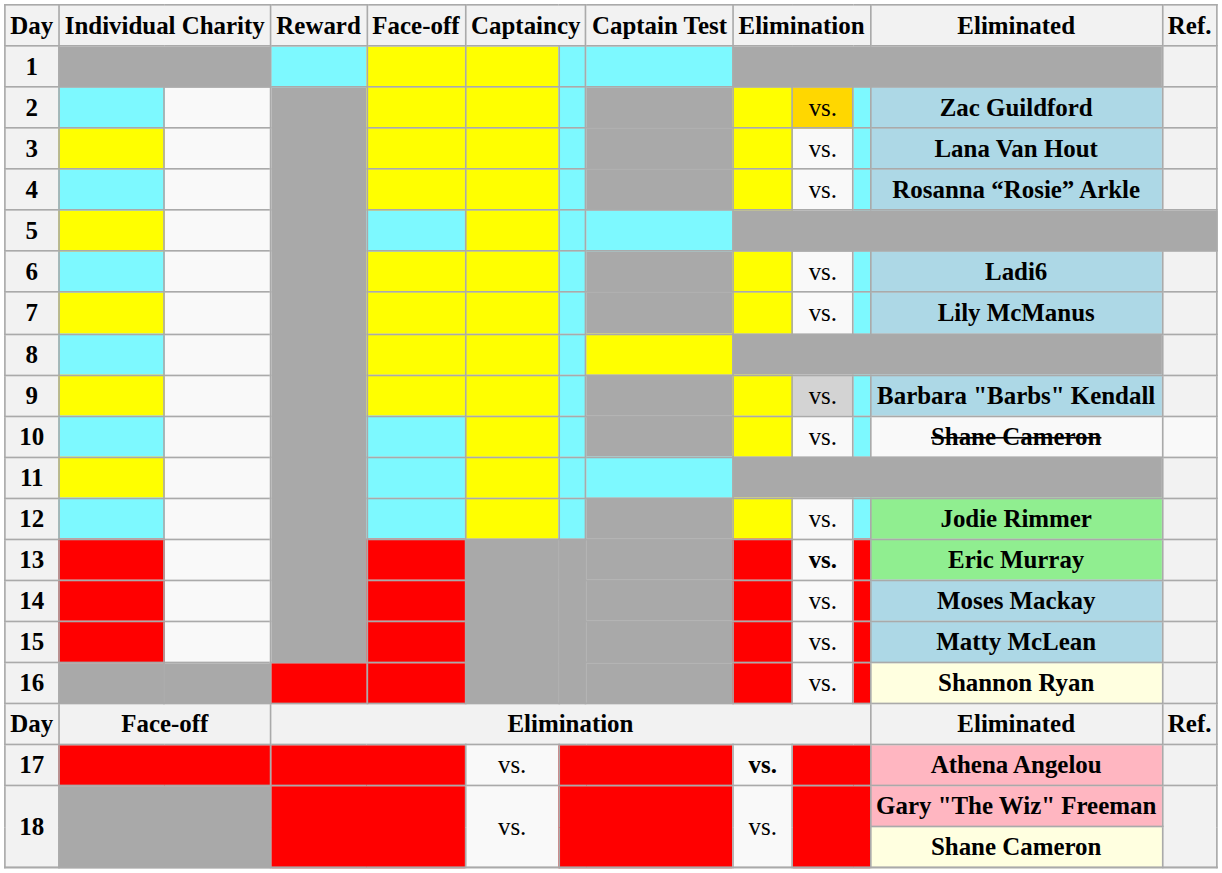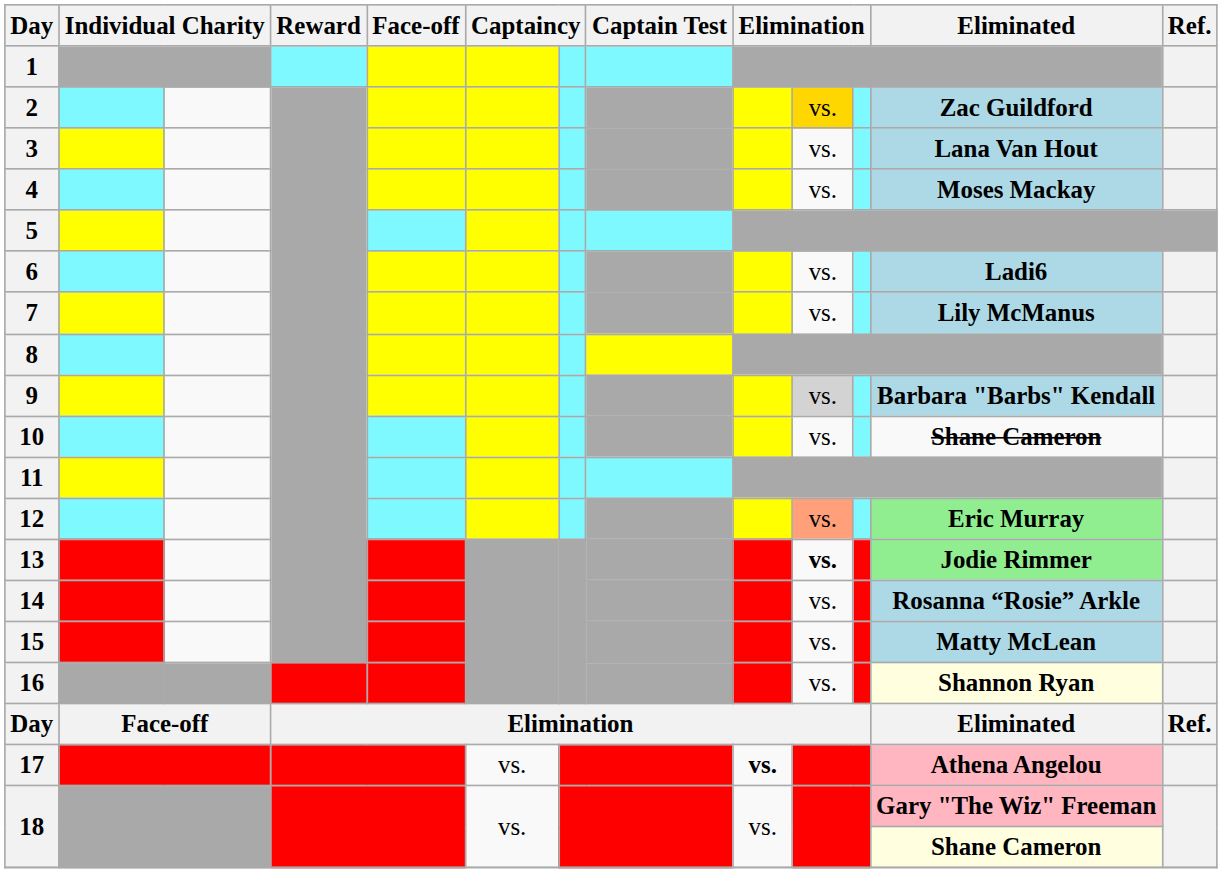(1016, 189) Rosanna “Rosie” Arkle -> (1016, 189) Moses Mackay
(823, 518) no background -> (823, 518) lightsalmon background
(1016, 518) Jodie Rimmer -> (1016, 518) Eric Murray
(1016, 559) Eric Murray -> (1016, 559) Jodie Rimmer
(1016, 600) Moses Mackay -> (1016, 600) Rosanna “Rosie” Arkle
